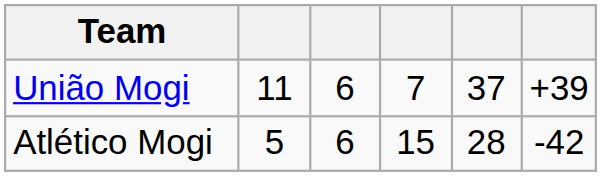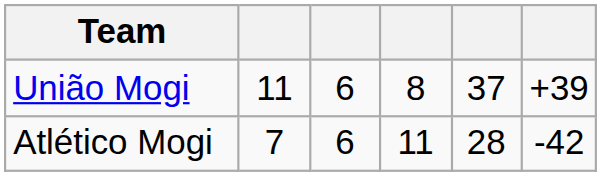(416, 87) 7 -> (416, 87) 8
(274, 142) 5 -> (274, 142) 7
(416, 142) 15 -> (416, 142) 11
